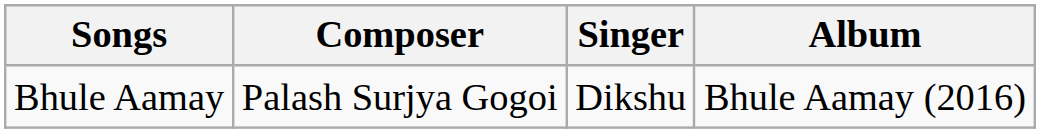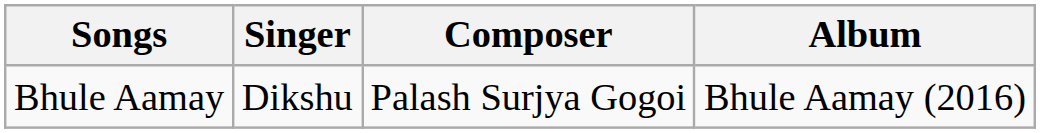columns swapped: (631, 34) <-> (400, 34)
